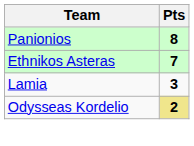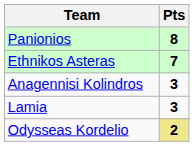+ row: (75, 84)
